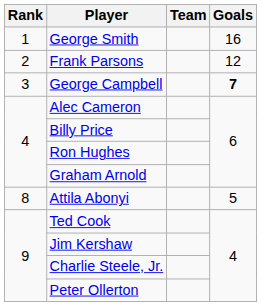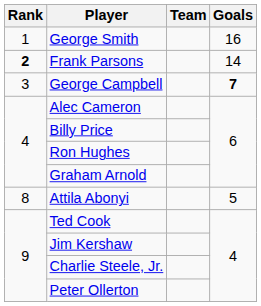(25, 61) normal -> (25, 61) bold
(233, 61) 12 -> (233, 61) 14
